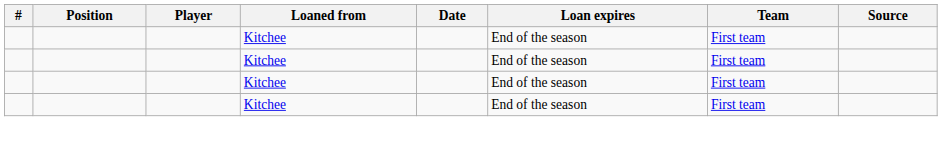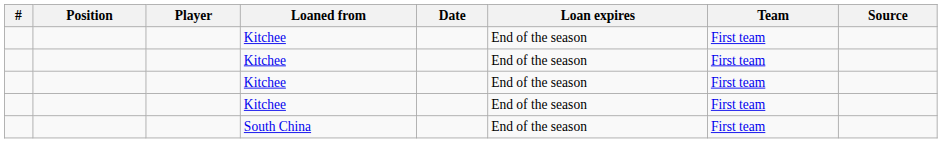+ row: (18, 127)
